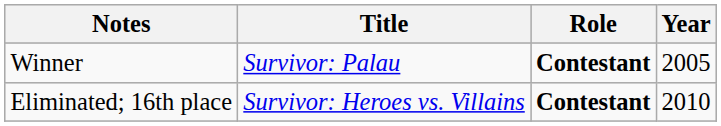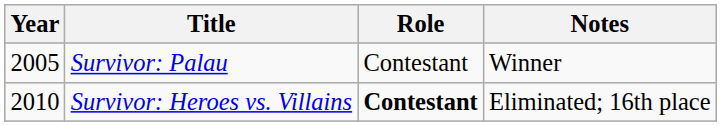columns swapped: (686, 23) <-> (121, 23)
(593, 62) bold -> (416, 62) normal
